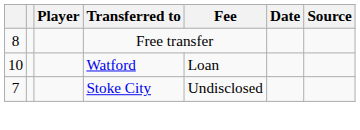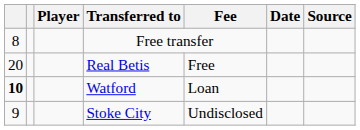+ row: (118, 64)
(16, 64) normal -> (16, 88) bold
(16, 88) 7 -> (16, 112) 9
